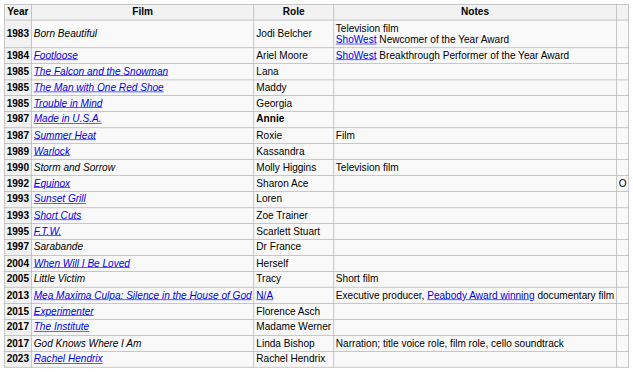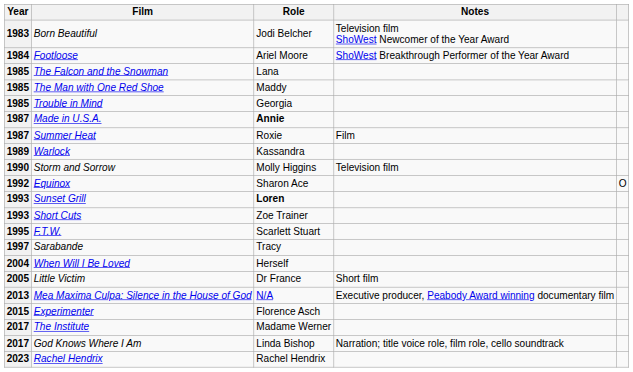(269, 199) normal -> (270, 199) bold
(279, 247) Dr France -> (269, 247) Tracy
(269, 279) Tracy -> (279, 279) Dr France
